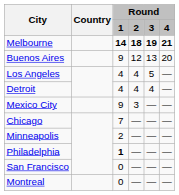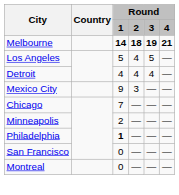- row: (35, 58)
(121, 74) 4 -> (121, 58) 5
